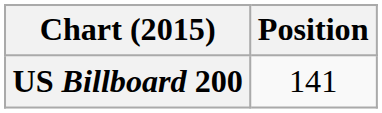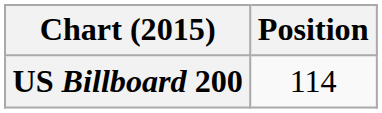(313, 81) 141 -> (313, 81) 114
